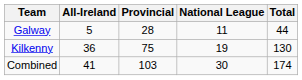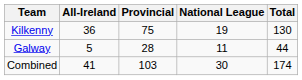rows swapped: (32, 48) <-> (32, 30)
